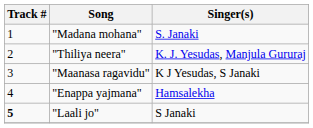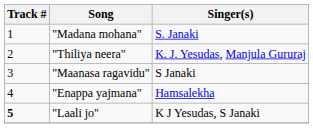(208, 73) K J Yesudas, S Janaki -> (175, 73) S Janaki
(175, 113) S Janaki -> (208, 113) K J Yesudas, S Janaki
